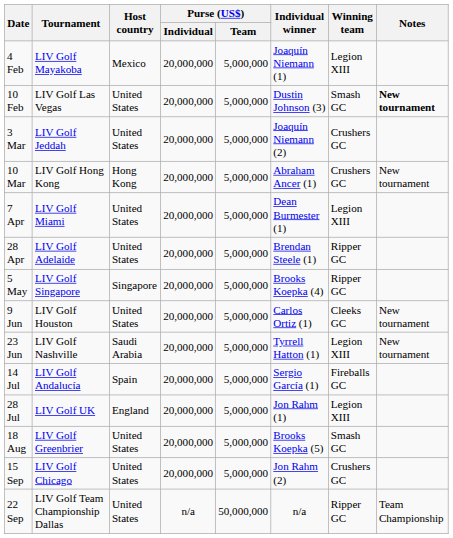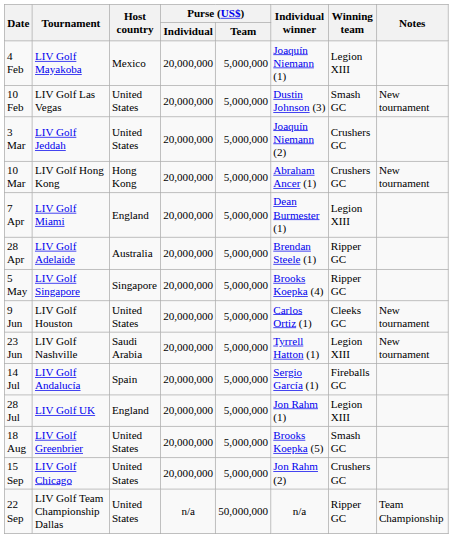(407, 101) bold -> (404, 101) normal
(127, 215) United States -> (130, 215) England
(127, 253) United States -> (132, 253) Australia
